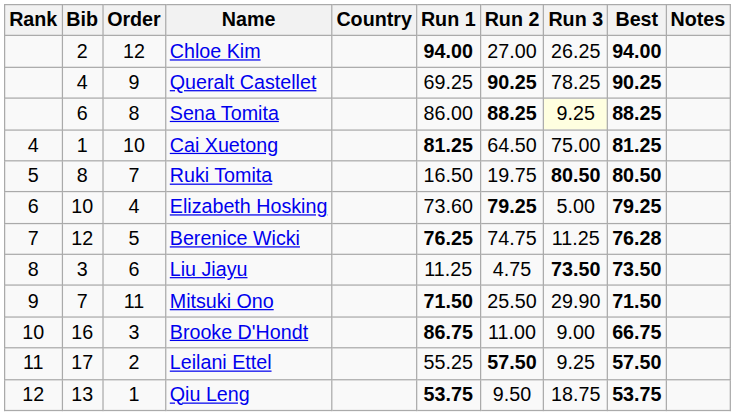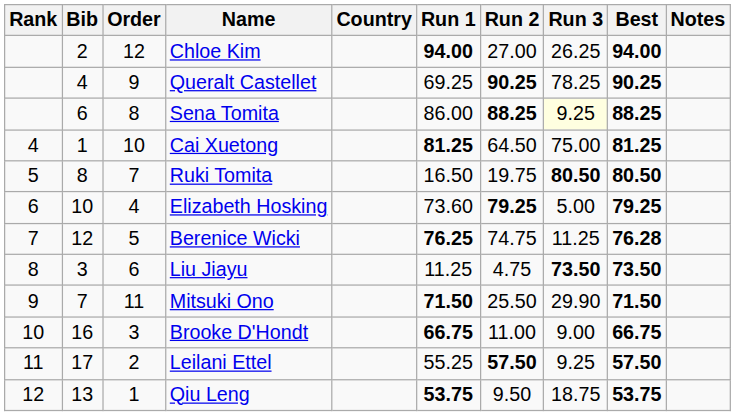(448, 332) 86.75 -> (448, 332) 66.75
